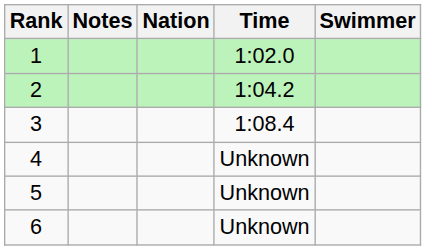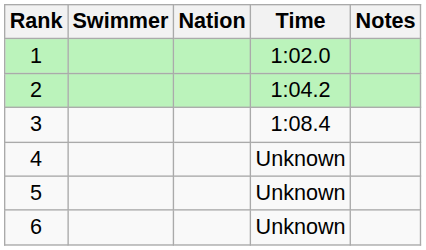columns swapped: (368, 21) <-> (102, 21)
